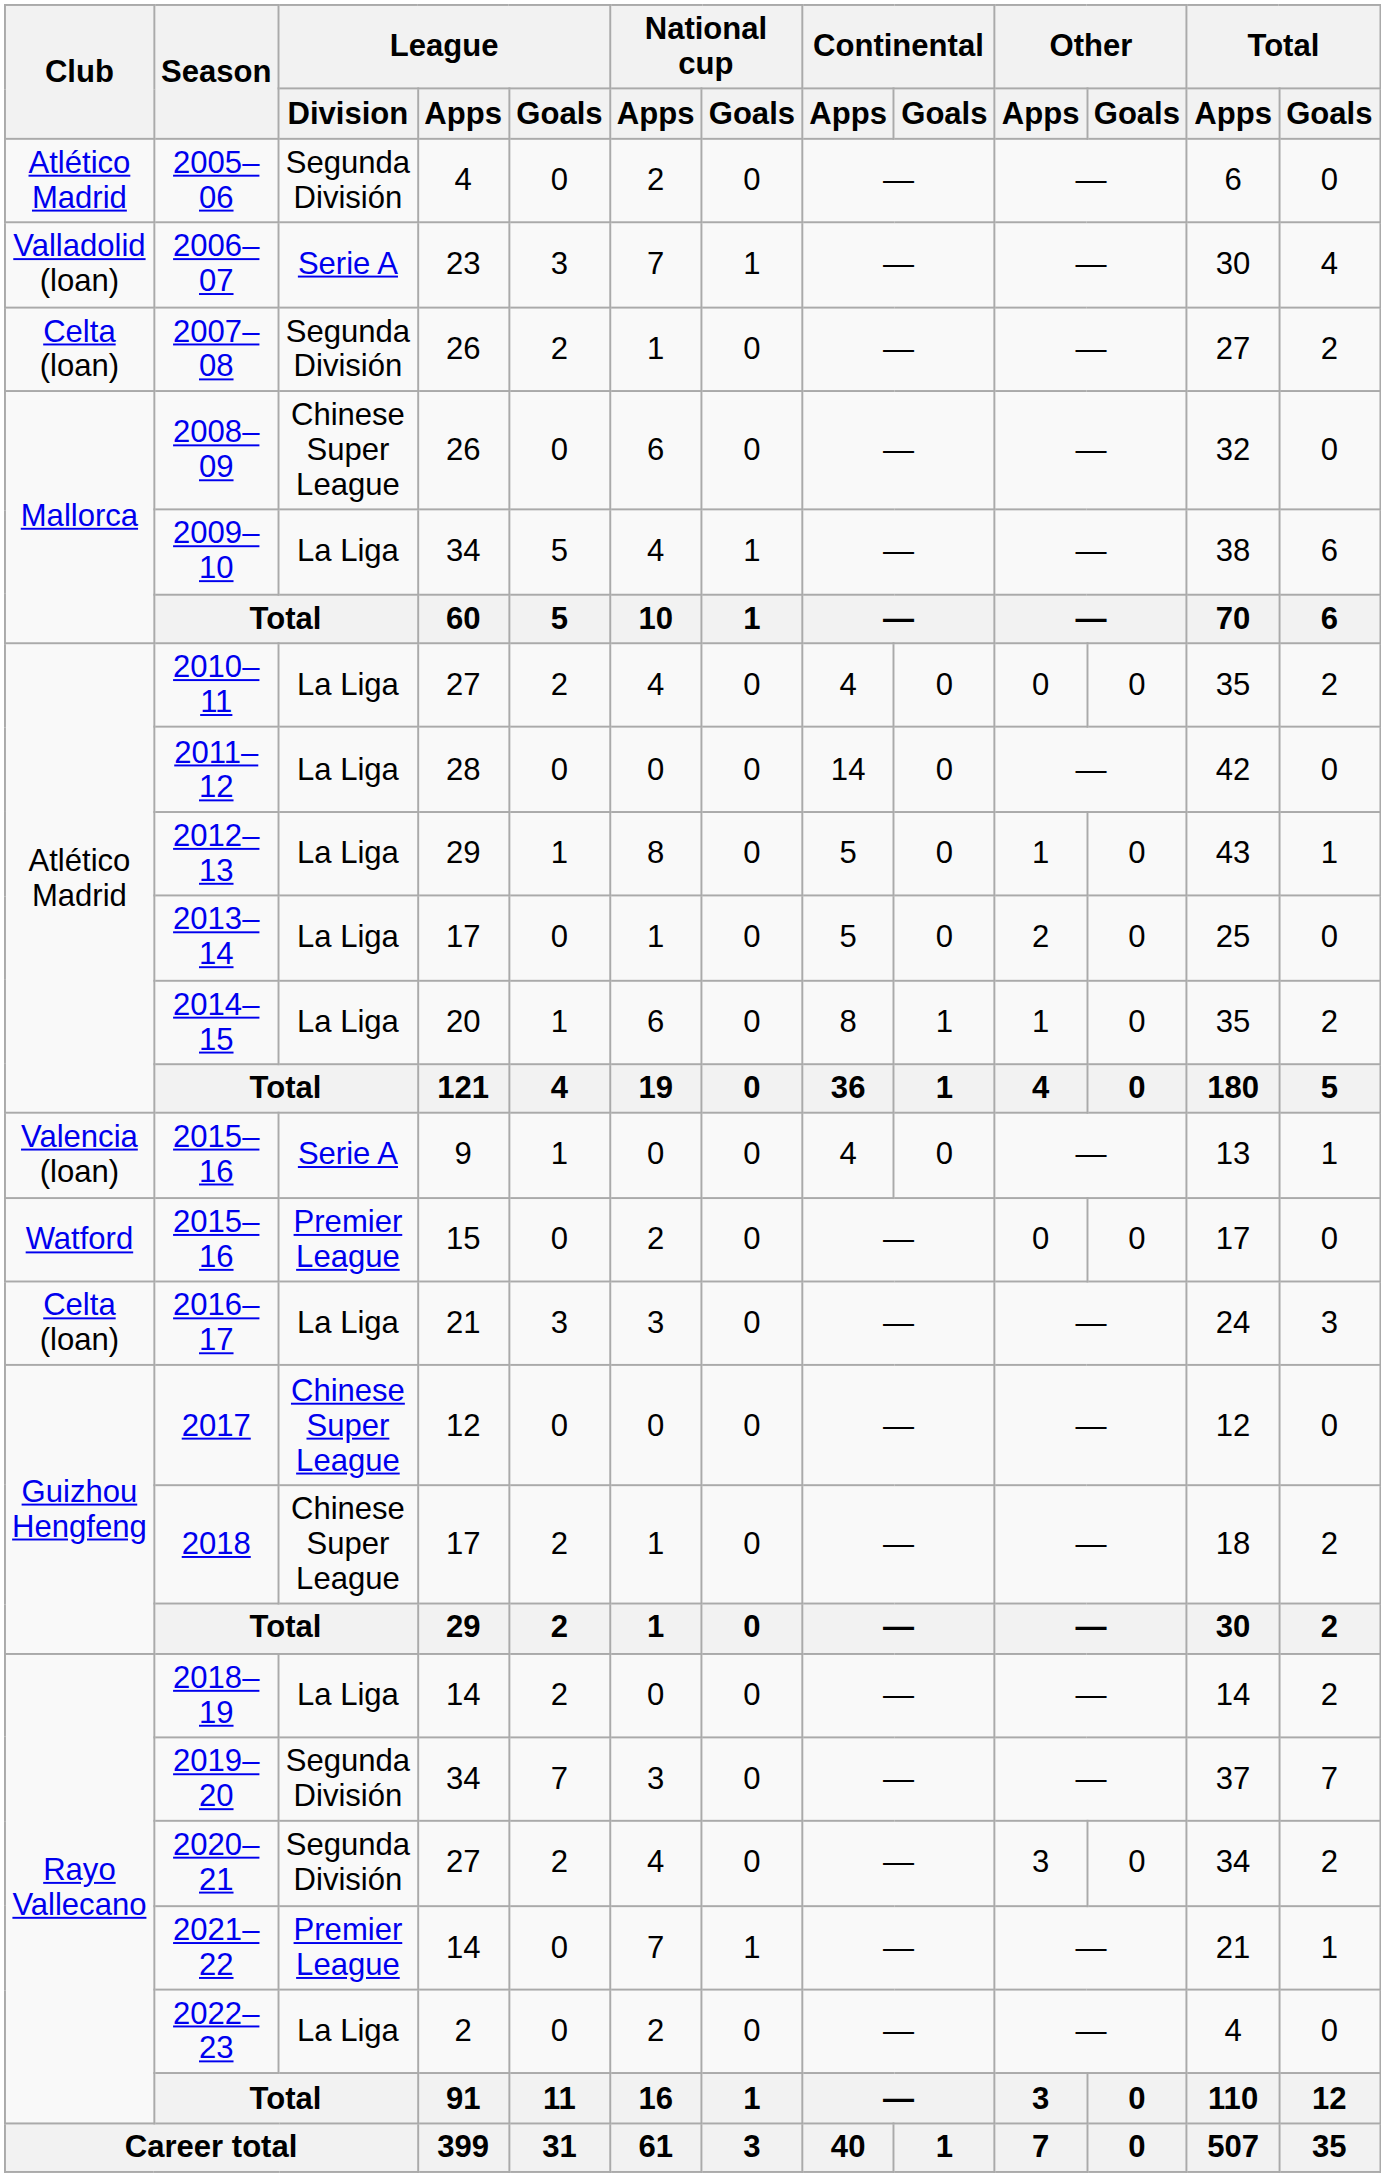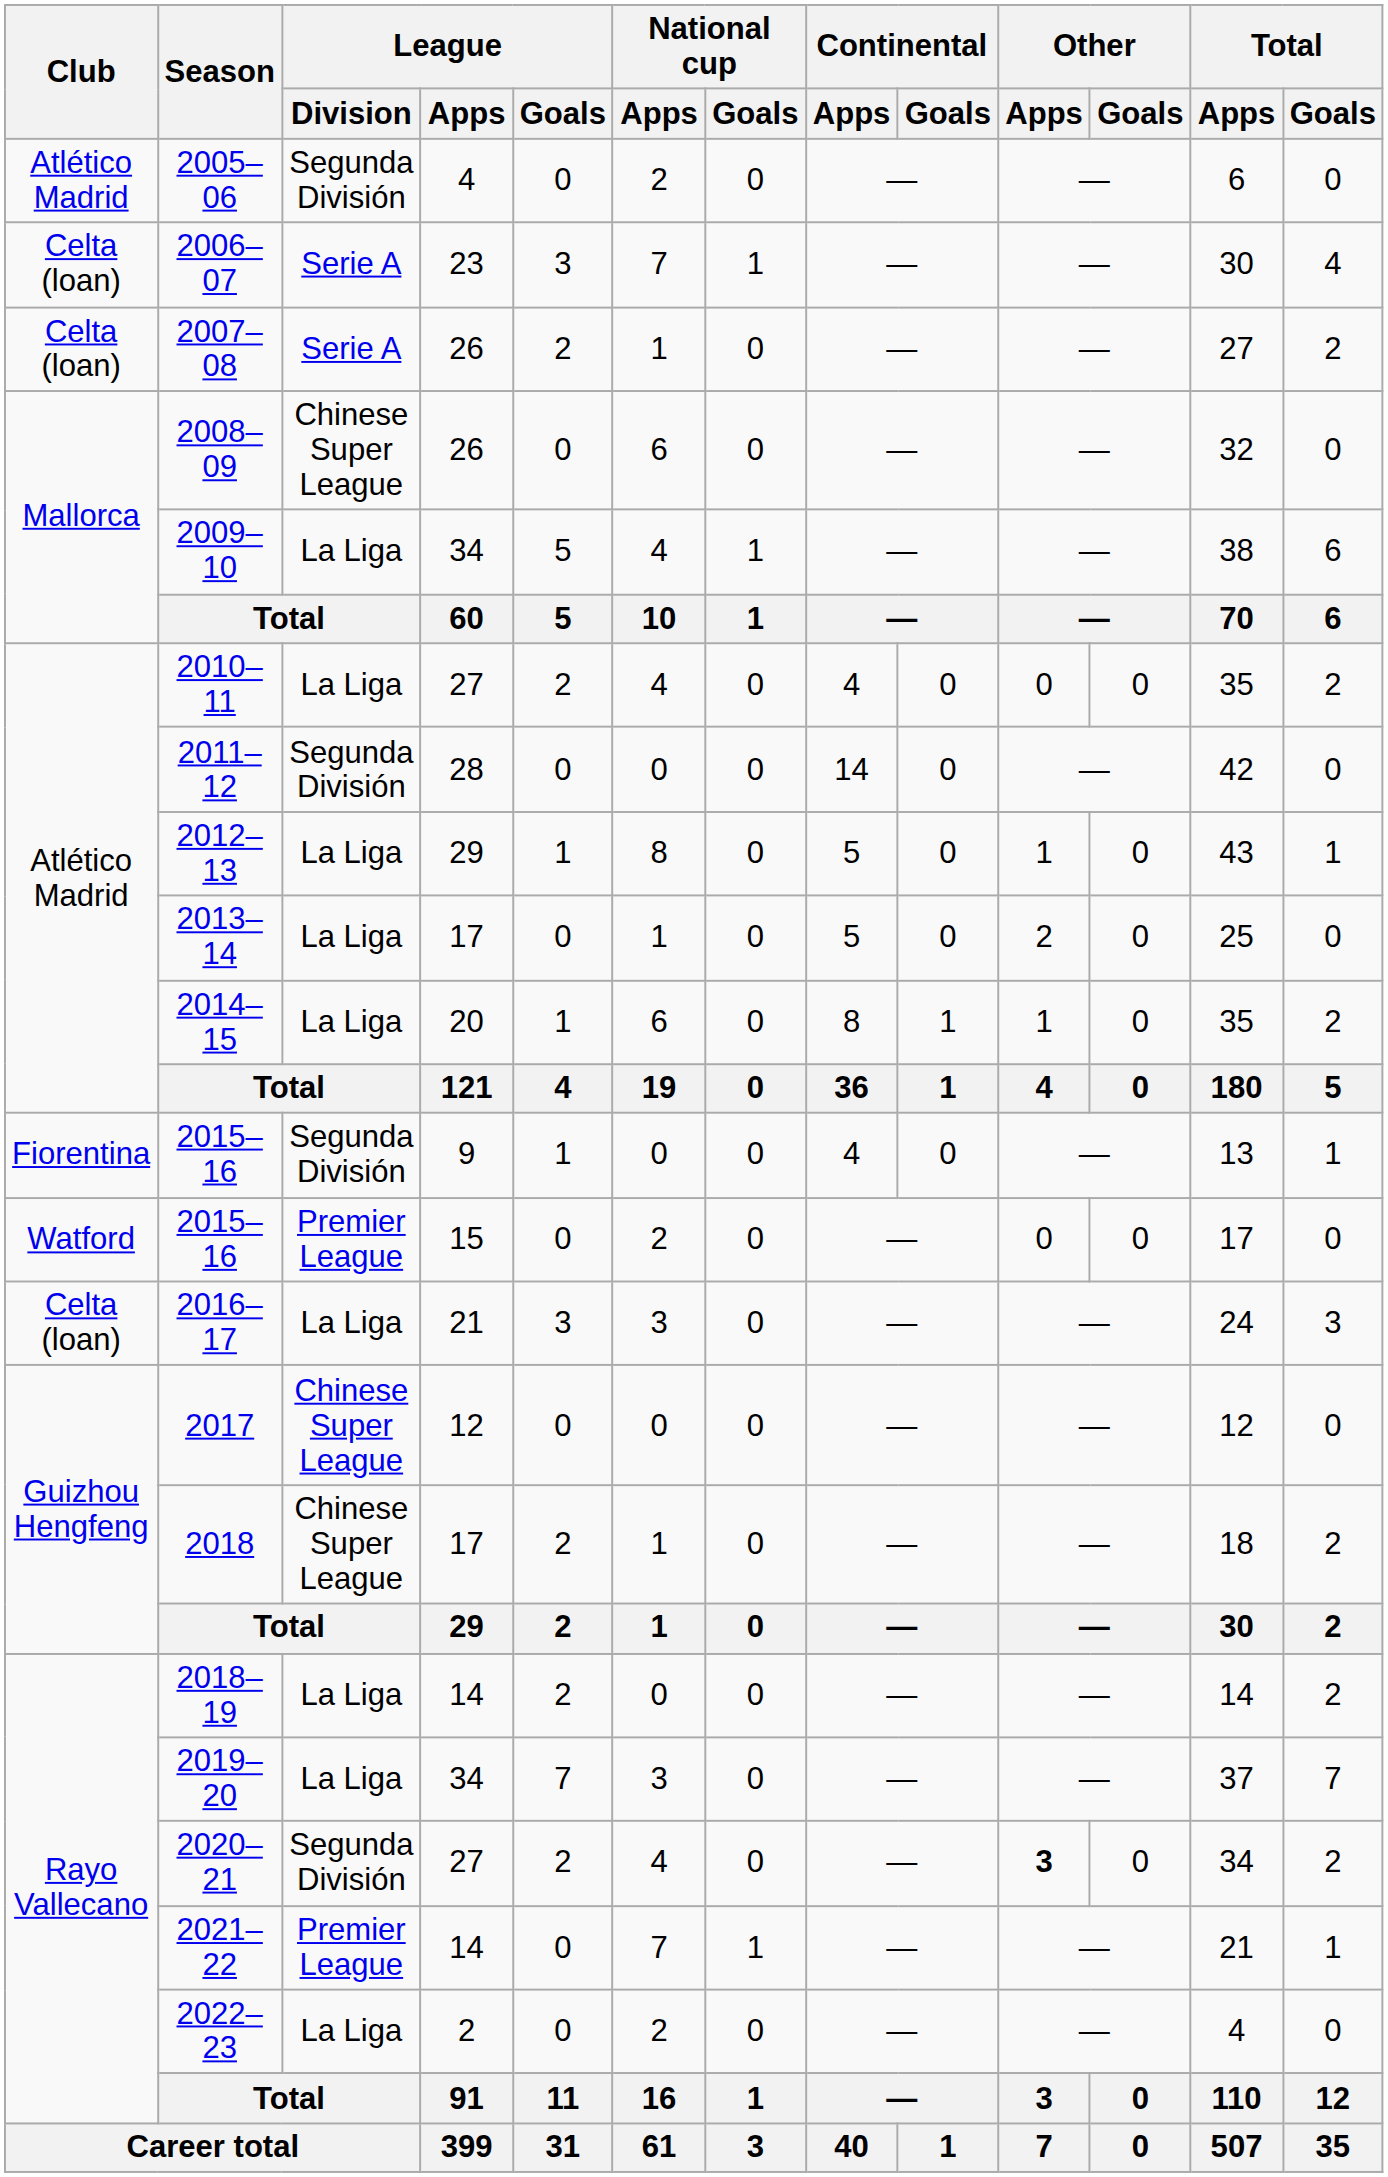(79, 264) Valladolid (loan) -> (81, 264) Celta (loan)
(348, 348) Segunda División -> (351, 348) Serie A
(348, 768) La Liga -> (351, 768) Segunda División
(79, 1154) Valencia (loan) -> (81, 1154) Fiorentina
(348, 1154) Serie A -> (351, 1154) Segunda División
(348, 1778) Segunda División -> (351, 1778) La Liga
(1041, 1862) normal -> (1044, 1862) bold
